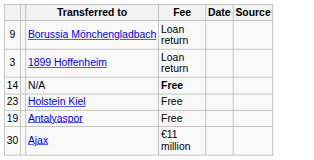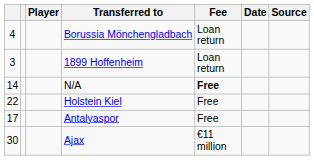+ column: (43, 12)
(13, 35) 9 -> (13, 35) 4
(13, 102) 23 -> (13, 102) 22
(13, 118) 19 -> (13, 118) 17
